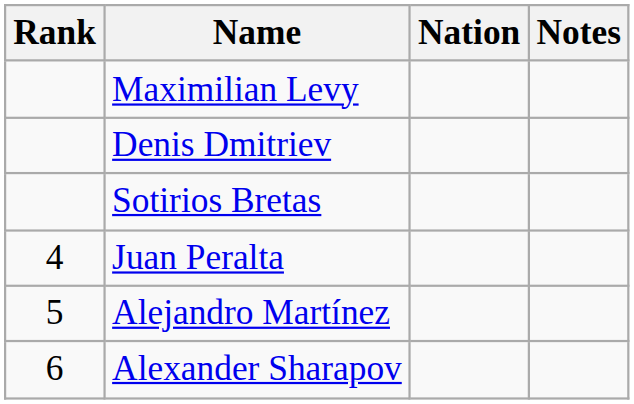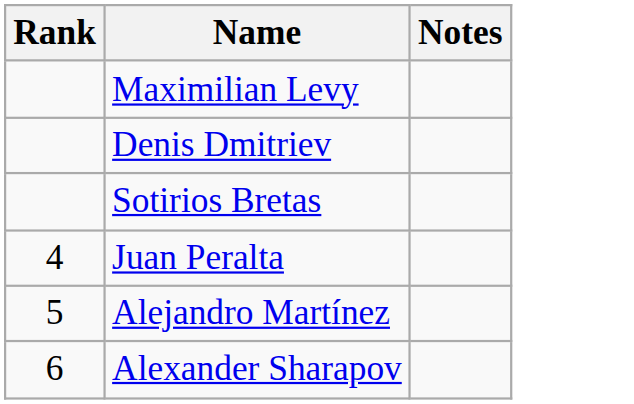- column: (469, 32)
